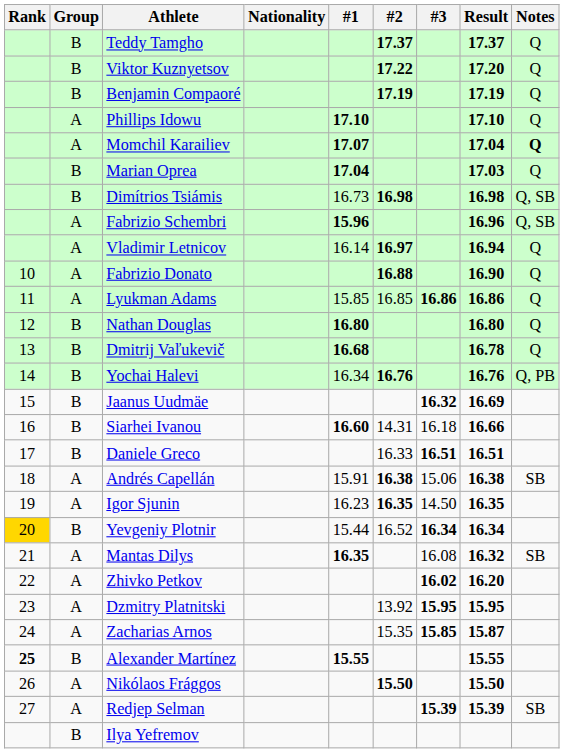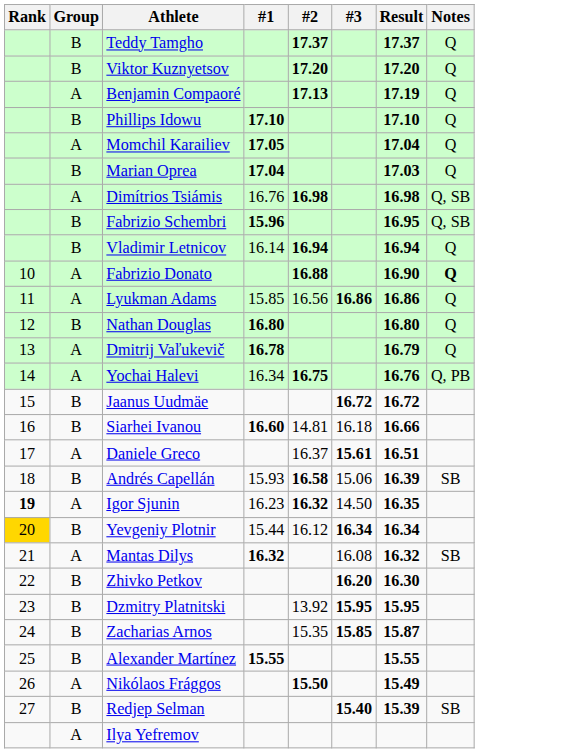- column: (287, 17)
(395, 68) 17.22 -> (310, 68) 17.20
(76, 94) B -> (76, 94) A
(395, 94) 17.19 -> (310, 94) 17.13
(76, 119) A -> (76, 119) B
(351, 145) 17.07 -> (266, 145) 17.05
(535, 145) bold -> (451, 145) normal
(76, 196) B -> (76, 196) A
(351, 196) 16.73 -> (266, 196) 16.76
(76, 222) A -> (76, 222) B
(486, 222) 16.96 -> (401, 222) 16.95
(76, 247) A -> (76, 247) B
(395, 247) 16.97 -> (310, 247) 16.94
(535, 273) normal -> (451, 273) bold
(395, 299) 16.85 -> (310, 299) 16.56
(76, 350) B -> (76, 350) A
(351, 350) 16.68 -> (266, 350) 16.78
(486, 350) 16.78 -> (401, 350) 16.79
(76, 376) B -> (76, 376) A
(395, 376) 16.76 -> (310, 376) 16.75
(438, 401) 16.32 -> (354, 401) 16.72
(486, 401) 16.69 -> (401, 401) 16.72
(395, 427) 14.31 -> (310, 427) 14.81
(76, 453) B -> (76, 453) A
(395, 453) 16.33 -> (310, 453) 16.37
(438, 453) 16.51 -> (354, 453) 15.61
(76, 478) A -> (76, 478) B
(351, 478) 15.91 -> (266, 478) 15.93
(395, 478) 16.38 -> (310, 478) 16.58
(486, 478) 16.38 -> (401, 478) 16.39
(27, 504) normal -> (27, 504) bold
(395, 504) 16.35 -> (310, 504) 16.32
(395, 529) 16.52 -> (310, 529) 16.12
(351, 555) 16.35 -> (266, 555) 16.32
(76, 581) A -> (76, 581) B
(438, 581) 16.02 -> (354, 581) 16.20
(486, 581) 16.20 -> (401, 581) 16.30
(76, 606) A -> (76, 606) B
(76, 632) A -> (76, 632) B
(27, 658) bold -> (27, 658) normal
(486, 683) 15.50 -> (401, 683) 15.49
(76, 709) A -> (76, 709) B
(438, 709) 15.39 -> (354, 709) 15.40
(76, 734) B -> (76, 734) A
